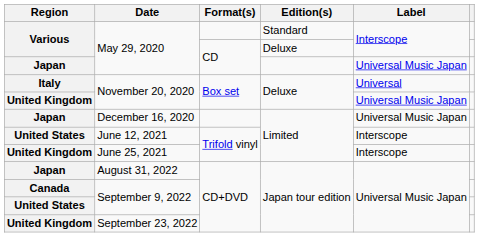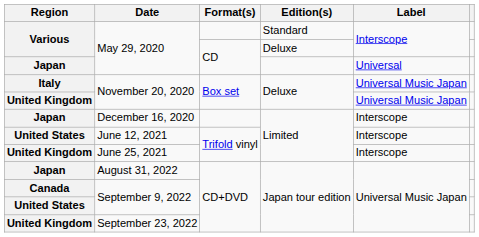(411, 65) Universal Music Japan -> (379, 65) Universal
(379, 83) Universal -> (411, 83) Universal Music Japan
(411, 118) Universal Music Japan -> (382, 118) Interscope
